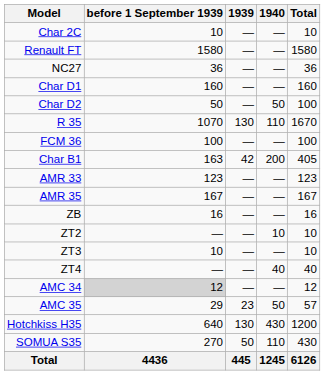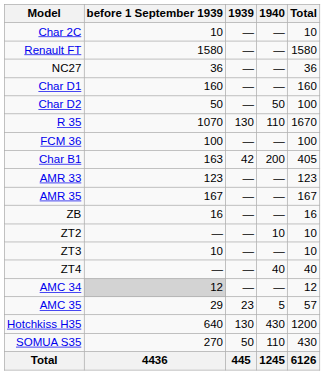(278, 305) 50 -> (282, 305) 5
